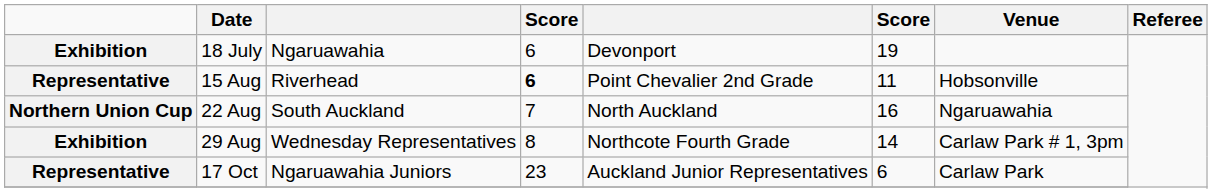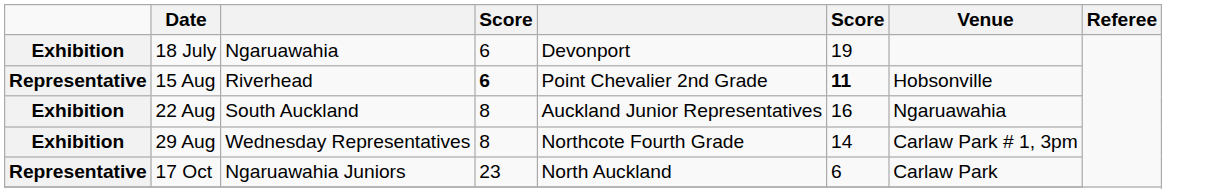(887, 80) normal -> (841, 80) bold
(101, 111) Northern Union Cup -> (78, 111) Exhibition
(530, 111) 7 -> (485, 111) 8
(652, 111) North Auckland -> (682, 111) Auckland Junior Representatives
(728, 171) Auckland Junior Representatives -> (607, 171) North Auckland
